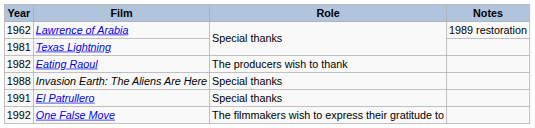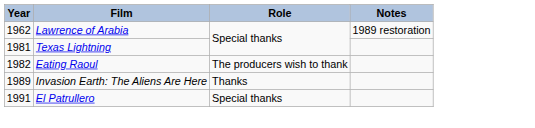(19, 81) 1988 -> (19, 81) 1989
(247, 81) Special thanks -> (230, 81) Thanks
- row: (75, 116)
